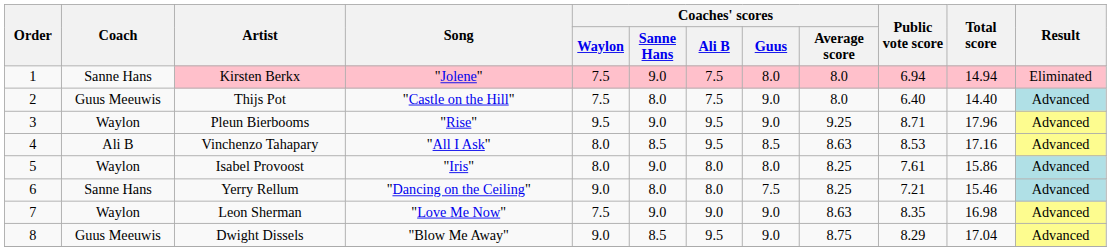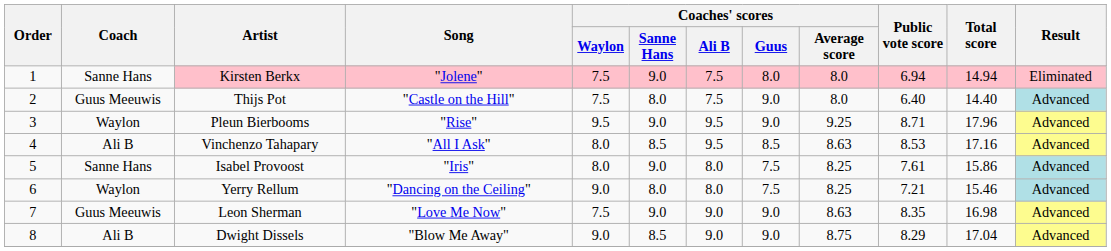(118, 167) Waylon -> (118, 167) Sanne Hans
(771, 167) 8.0 -> (771, 167) 7.5
(118, 189) Sanne Hans -> (118, 189) Waylon
(118, 212) Waylon -> (118, 212) Guus Meeuwis
(118, 235) Guus Meeuwis -> (118, 235) Ali B
(714, 235) 9.5 -> (714, 235) 9.0
